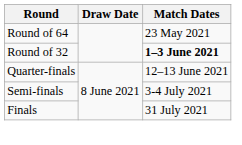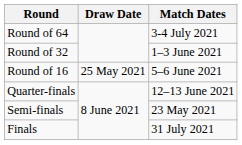(178, 33) 23 May 2021 -> (185, 33) 3-4 July 2021
(182, 52) bold -> (187, 52) normal
+ row: (38, 71)
(179, 91) 3-4 July 2021 -> (184, 110) 23 May 2021
